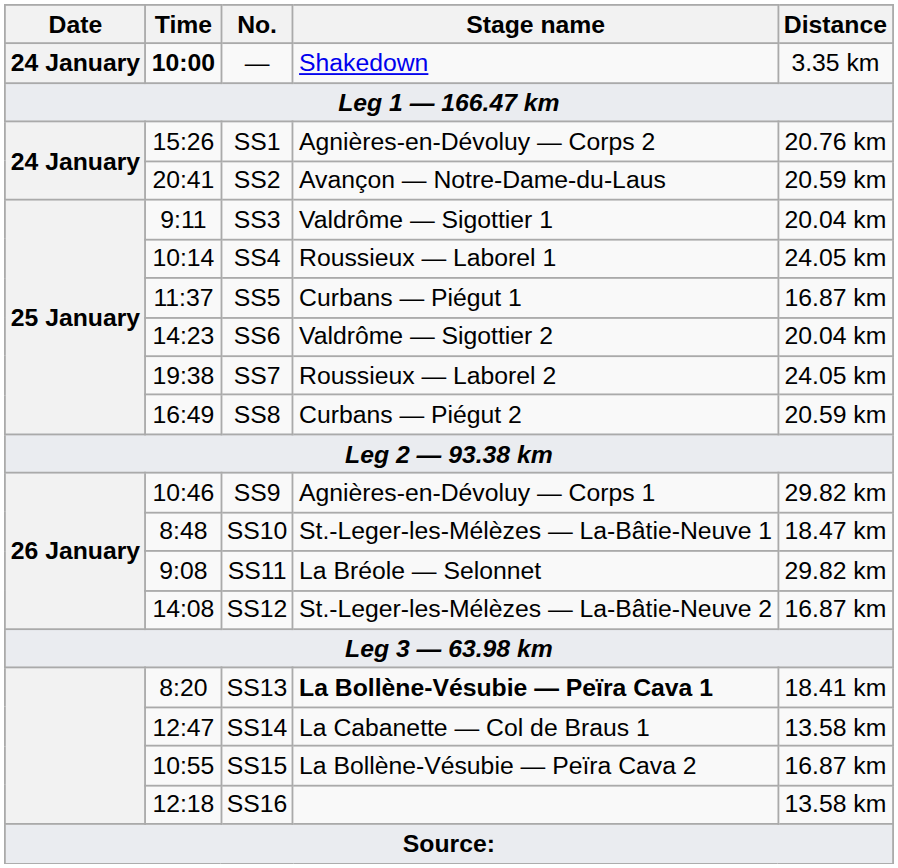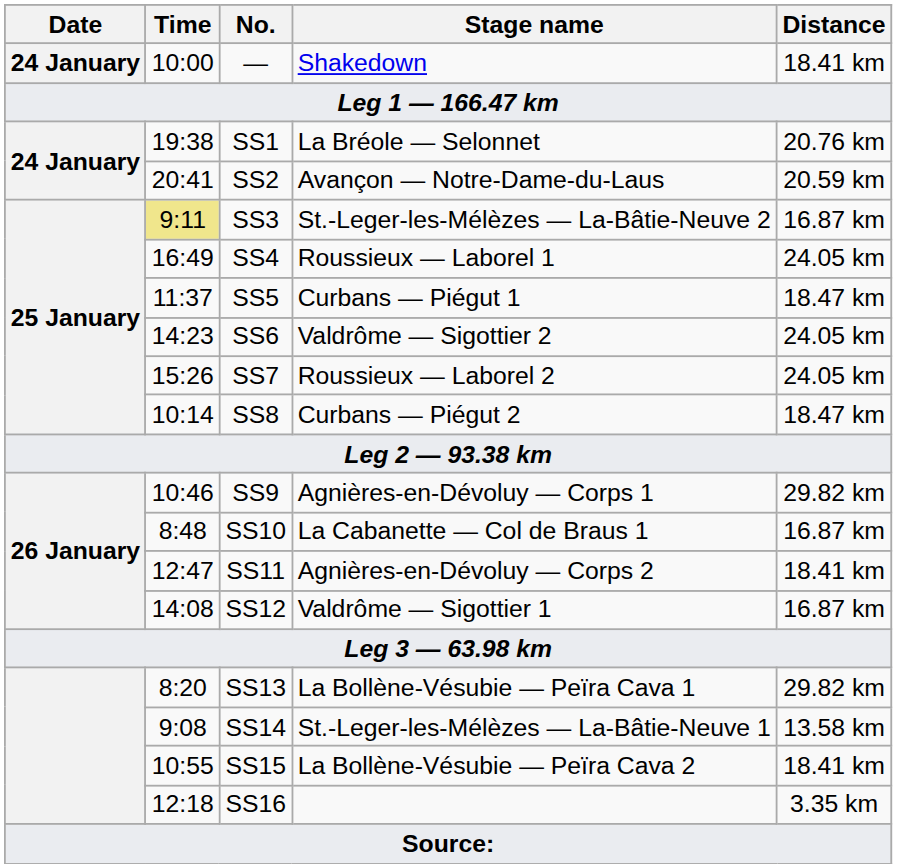(183, 63) bold -> (183, 63) normal
(835, 63) 3.35 km -> (834, 63) 18.41 km
(183, 141) 15:26 -> (183, 141) 19:38
(477, 141) Agnières-en-Dévoluy — Corps 2 -> (419, 141) La Bréole — Selonnet
(183, 219) no background -> (183, 219) khaki background
(426, 219) Valdrôme — Sigottier 1 -> (534, 219) St.-Leger-les-Mélèzes — La-Bâtie-Neuve 2
(835, 219) 20.04 km -> (834, 219) 16.87 km
(183, 258) 10:14 -> (183, 258) 16:49
(835, 297) 16.87 km -> (834, 297) 18.47 km
(835, 336) 20.04 km -> (834, 336) 24.05 km
(183, 375) 19:38 -> (183, 375) 15:26
(183, 414) 16:49 -> (183, 414) 10:14
(835, 414) 20.59 km -> (834, 414) 18.47 km
(536, 531) St.-Leger-les-Mélèzes — La-Bâtie-Neuve 1 -> (473, 531) La Cabanette — Col de Braus 1
(835, 531) 18.47 km -> (834, 531) 16.87 km
(183, 570) 9:08 -> (183, 570) 12:47
(420, 570) La Bréole — Selonnet -> (476, 570) Agnières-en-Dévoluy — Corps 2
(835, 570) 29.82 km -> (834, 570) 18.41 km
(536, 609) St.-Leger-les-Mélèzes — La-Bâtie-Neuve 2 -> (425, 609) Valdrôme — Sigottier 1
(506, 687) bold -> (496, 687) normal
(835, 687) 18.41 km -> (834, 687) 29.82 km
(183, 726) 12:47 -> (183, 726) 9:08
(474, 726) La Cabanette — Col de Braus 1 -> (534, 726) St.-Leger-les-Mélèzes — La-Bâtie-Neuve 1
(835, 765) 16.87 km -> (834, 765) 18.41 km
(835, 804) 13.58 km -> (834, 804) 3.35 km
